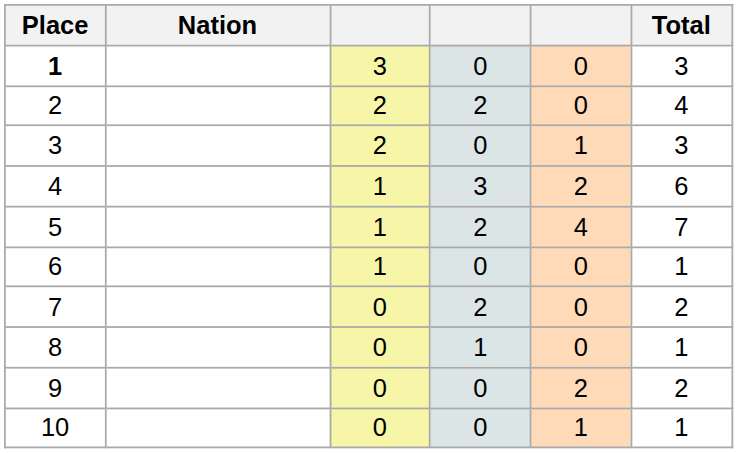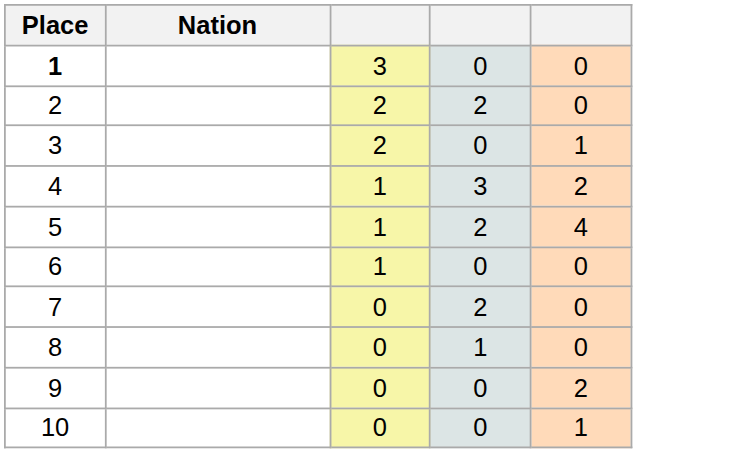- column: (681, 25)
